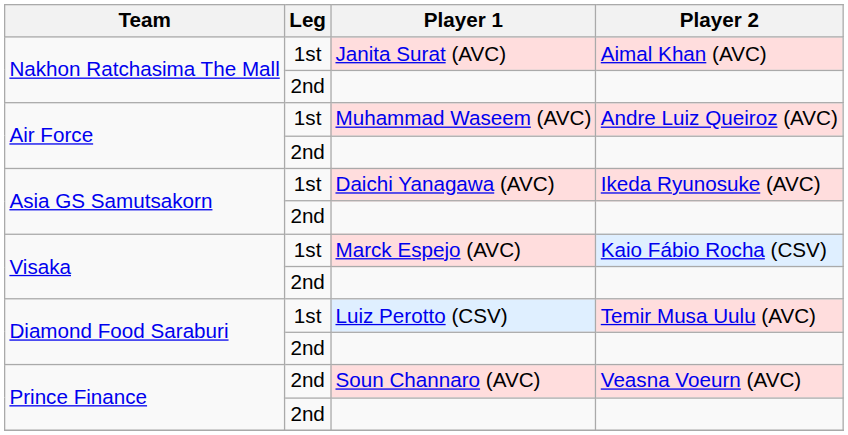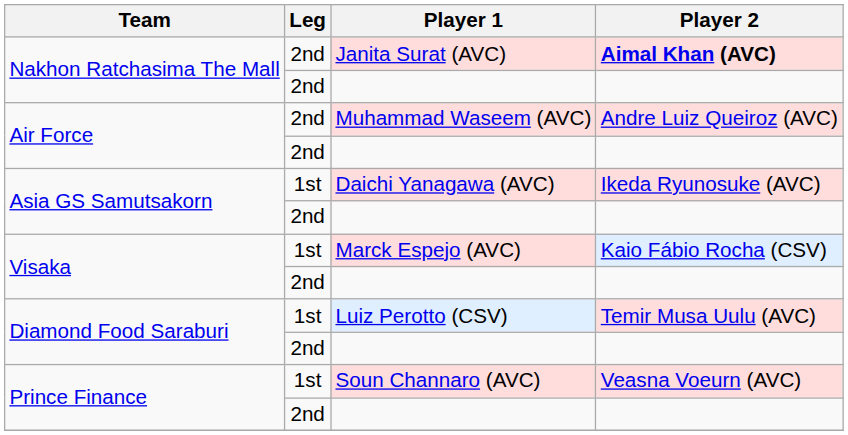(308, 53) 1st -> (308, 53) 2nd
(684, 53) normal -> (688, 53) bold
(308, 119) 1st -> (308, 119) 2nd
(308, 380) 2nd -> (308, 380) 1st
